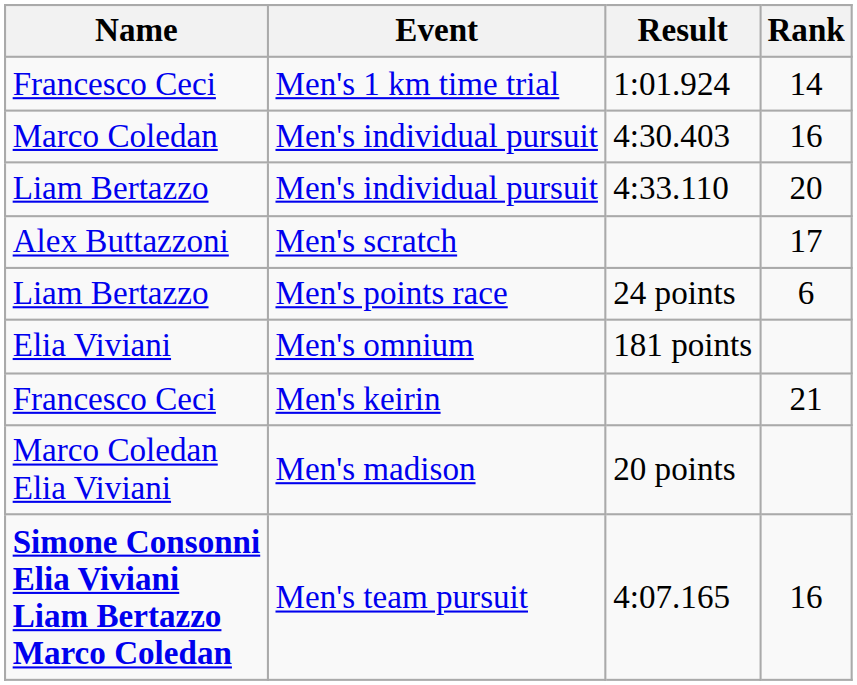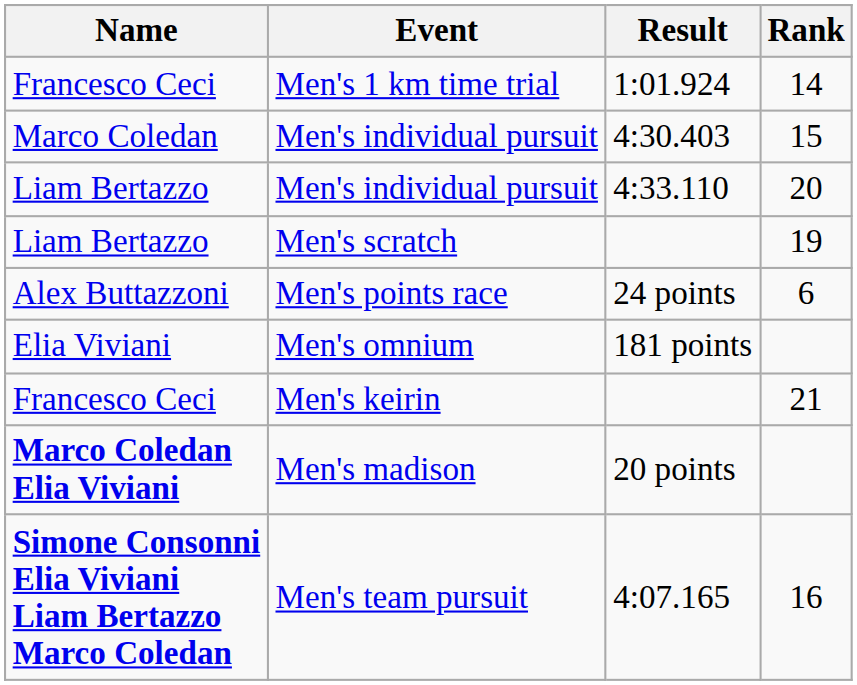(806, 135) 16 -> (806, 135) 15
(121, 240) Alex Buttazzoni -> (111, 240) Liam Bertazzo
(806, 240) 17 -> (806, 240) 19
(111, 293) Liam Bertazzo -> (121, 293) Alex Buttazzoni
(115, 469) normal -> (122, 469) bold
